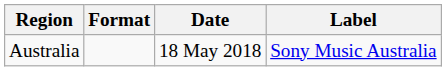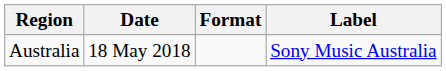columns swapped: (210, 19) <-> (119, 19)
